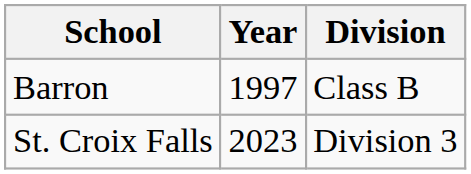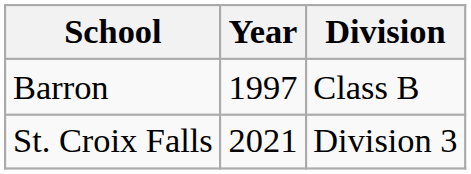(263, 140) 2023 -> (263, 140) 2021
